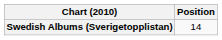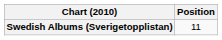(196, 27) 14 -> (196, 27) 11
